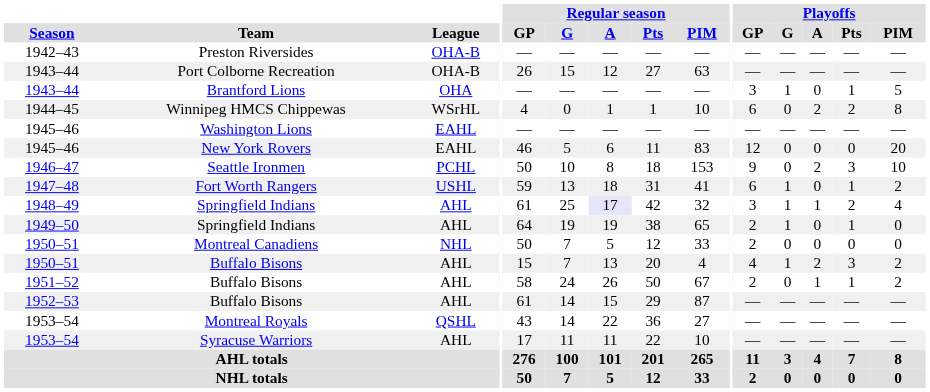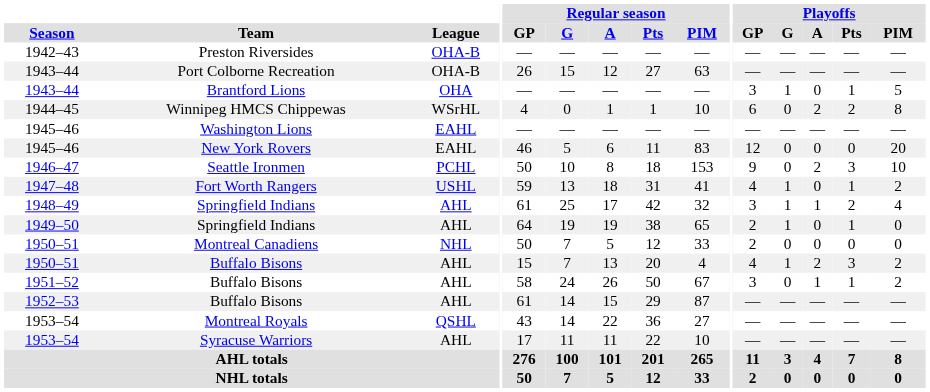(753, 186) 6 -> (753, 186) 4
(610, 205) lavender background -> (610, 205) no background
(753, 282) 2 -> (753, 282) 3
